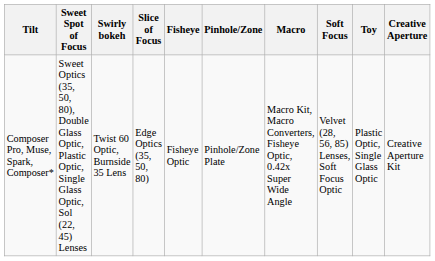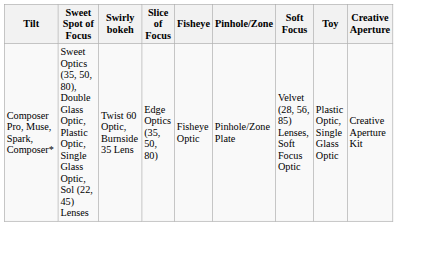- column: (291, 29)
